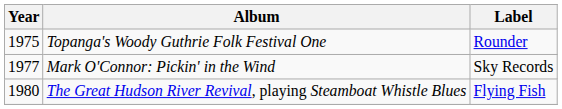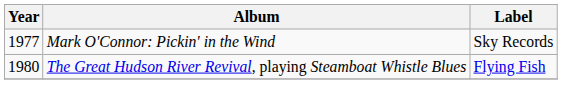- row: (187, 41)
